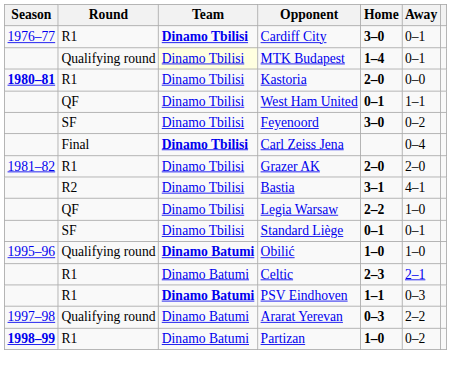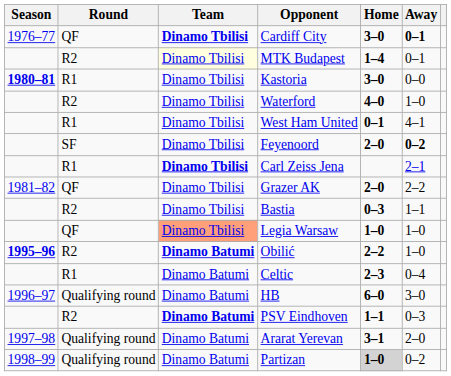(69, 36) R1 -> (70, 36) QF
(415, 36) normal -> (415, 36) bold
(108, 58) Qualifying round -> (69, 58) R2
(374, 79) 2–0 -> (374, 79) 3–0
+ row: (288, 101)
(70, 101) QF -> (69, 123) R1
(415, 101) 1–1 -> (415, 123) 4–1
(374, 123) 3–0 -> (374, 144) 2–0
(415, 123) normal -> (415, 144) bold
(75, 144) Final -> (69, 166) R1
(415, 144) 0–4 -> (415, 166) 2–1
(69, 166) R1 -> (70, 187) QF
(415, 166) 2–0 -> (415, 187) 2–2
(374, 187) 3–1 -> (374, 209) 0–3
(415, 187) 4–1 -> (415, 209) 1–1
(203, 209) no background -> (203, 230) lightsalmon background
(374, 209) 2–2 -> (374, 230) 1–0
- row: (302, 230)
(31, 252) normal -> (31, 252) bold
(108, 252) Qualifying round -> (69, 252) R2
(374, 252) 1–0 -> (374, 252) 2–2
(415, 274) 2–1 -> (415, 274) 0–4
+ row: (270, 295)
(69, 295) R1 -> (69, 317) R2
(374, 317) 0–3 -> (374, 338) 3–1
(415, 317) 2–2 -> (415, 338) 2–0
(31, 338) bold -> (31, 360) normal
(69, 338) R1 -> (108, 360) Qualifying round
(374, 338) no background -> (374, 360) lightgrey background
